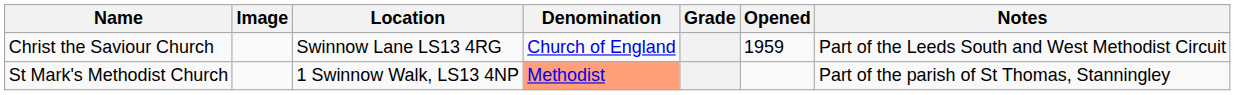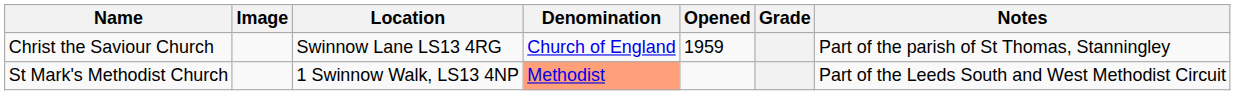columns swapped: (710, 18) <-> (777, 18)
(1023, 47) Part of the Leeds South and West Methodist Circuit -> (995, 47) Part of the parish of St Thomas, Stanningley
(995, 75) Part of the parish of St Thomas, Stanningley -> (1023, 75) Part of the Leeds South and West Methodist Circuit
